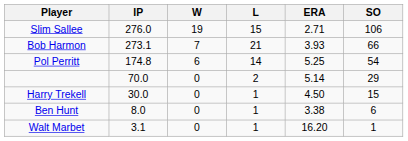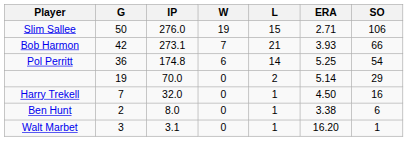+ column: (121, 12)
(138, 95) 30.0 -> (172, 95) 32.0
(373, 95) 15 -> (377, 95) 16
